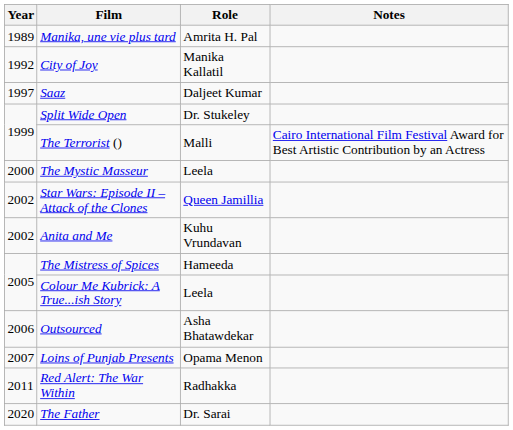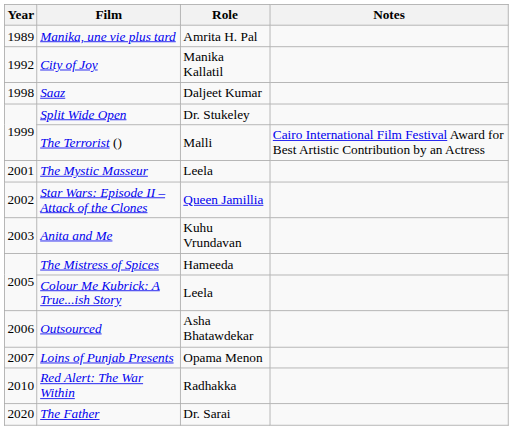(21, 93) 1997 -> (21, 93) 1998
(21, 171) 2000 -> (21, 171) 2001
(21, 235) 2002 -> (21, 235) 2003
(21, 385) 2011 -> (21, 385) 2010
